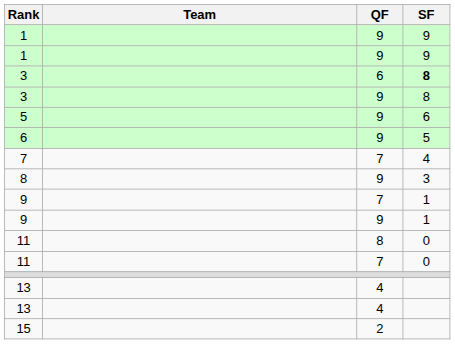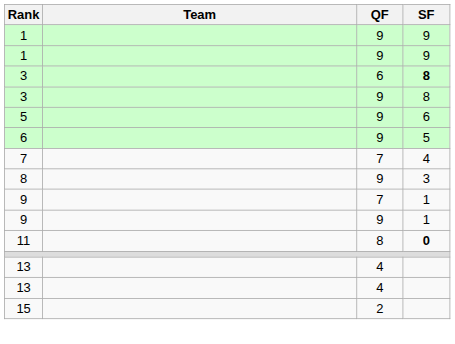(426, 240) normal -> (426, 240) bold
- row: (24, 261)
